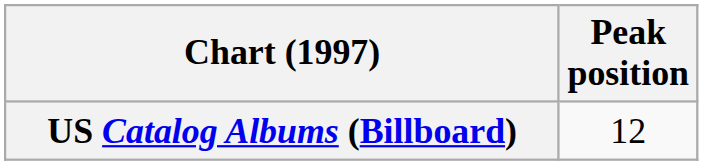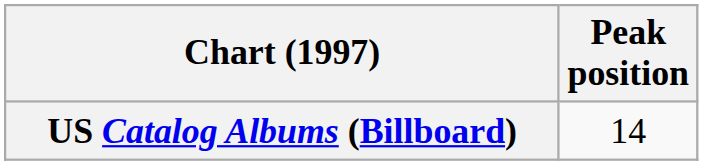(628, 130) 12 -> (628, 130) 14
